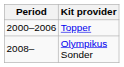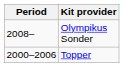rows swapped: (76, 28) <-> (84, 49)
